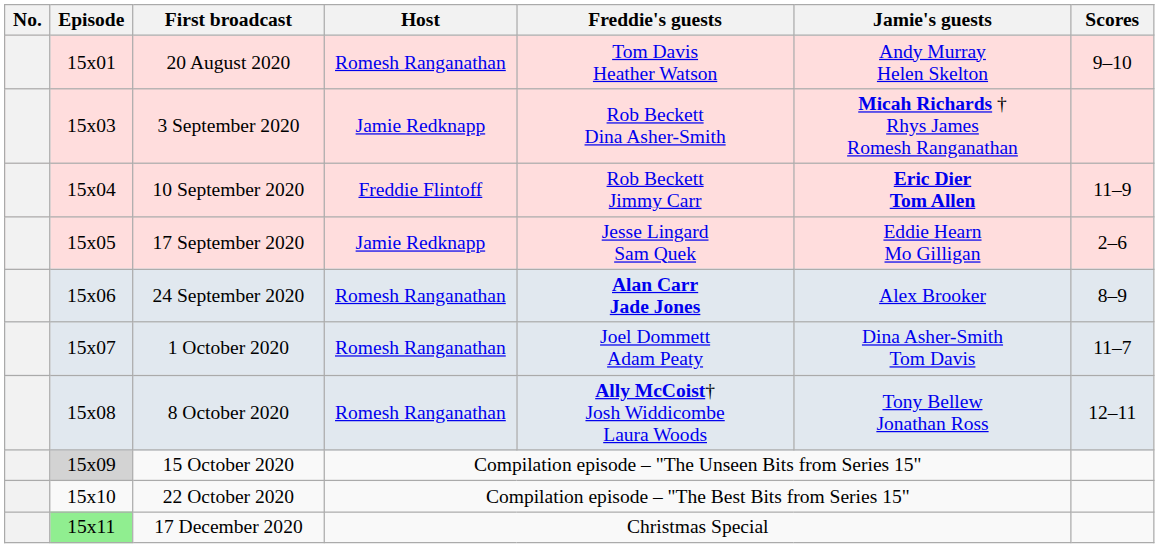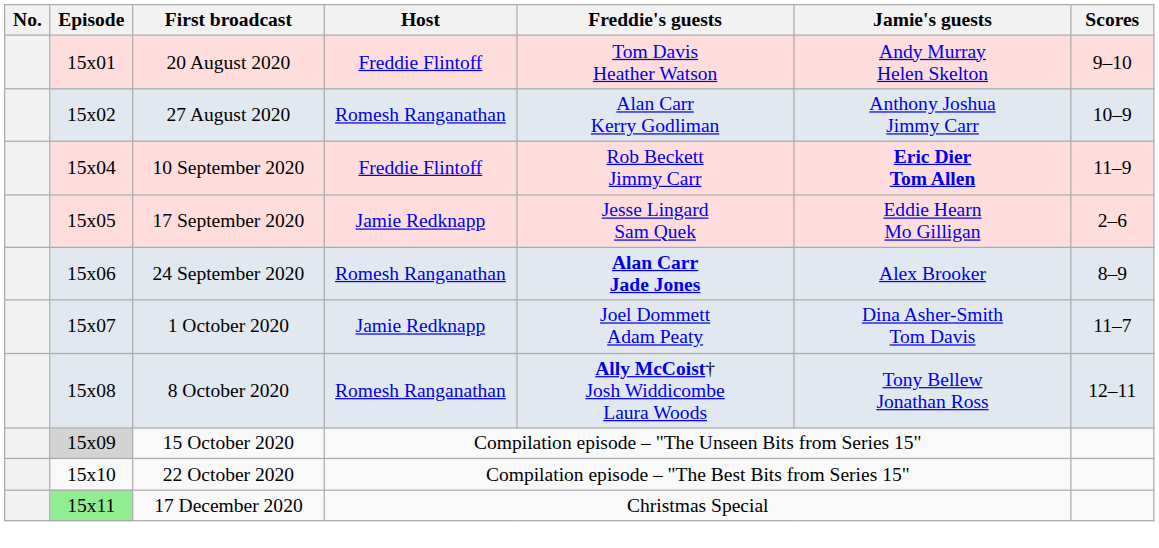(420, 61) Romesh Ranganathan -> (420, 61) Freddie Flintoff
+ row: (228, 114)
- row: (228, 125)
(420, 348) Romesh Ranganathan -> (420, 326) Jamie Redknapp
